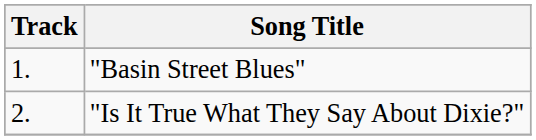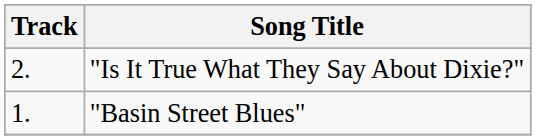rows swapped: (198, 69) <-> (307, 113)
